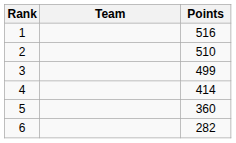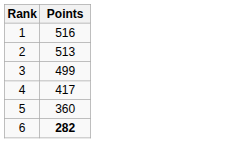- column: (110, 14)
(206, 52) 510 -> (65, 52) 513
(206, 90) 414 -> (65, 90) 417
(206, 128) normal -> (65, 128) bold
